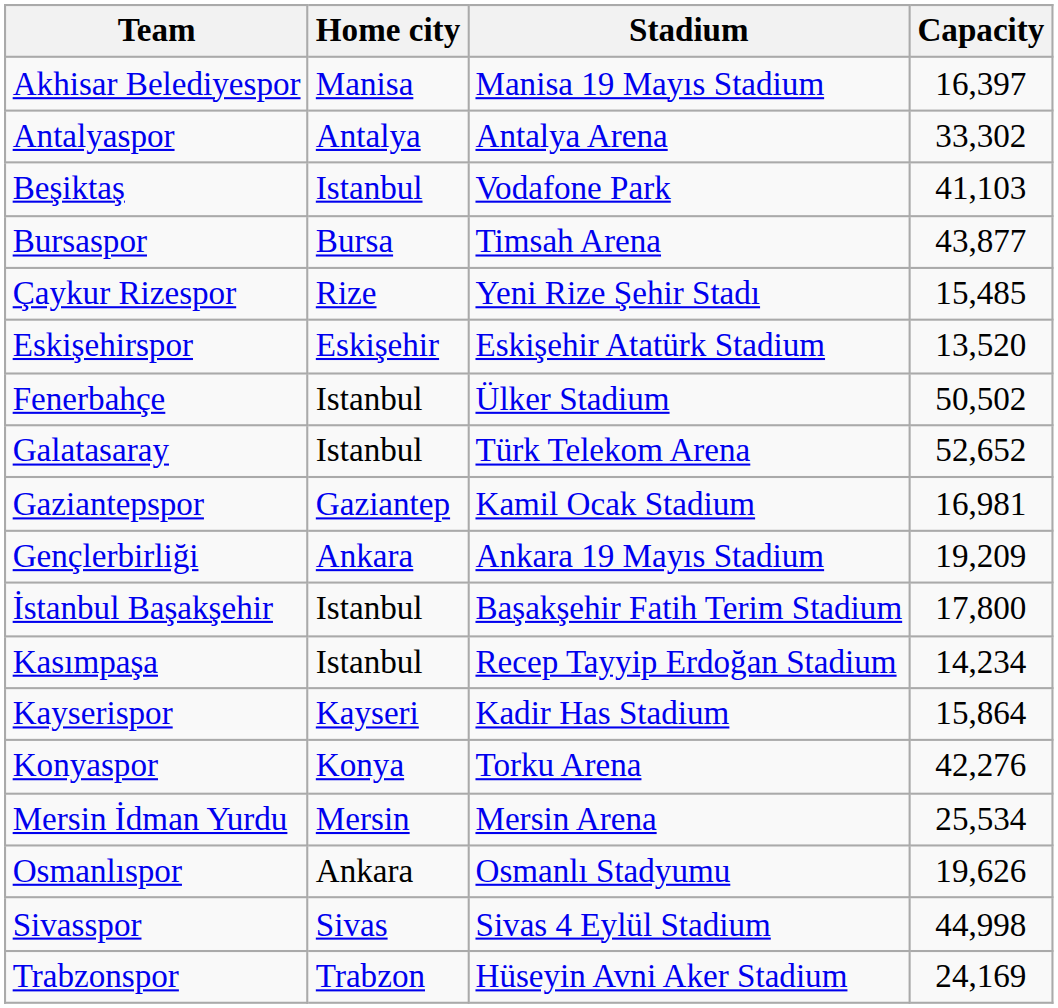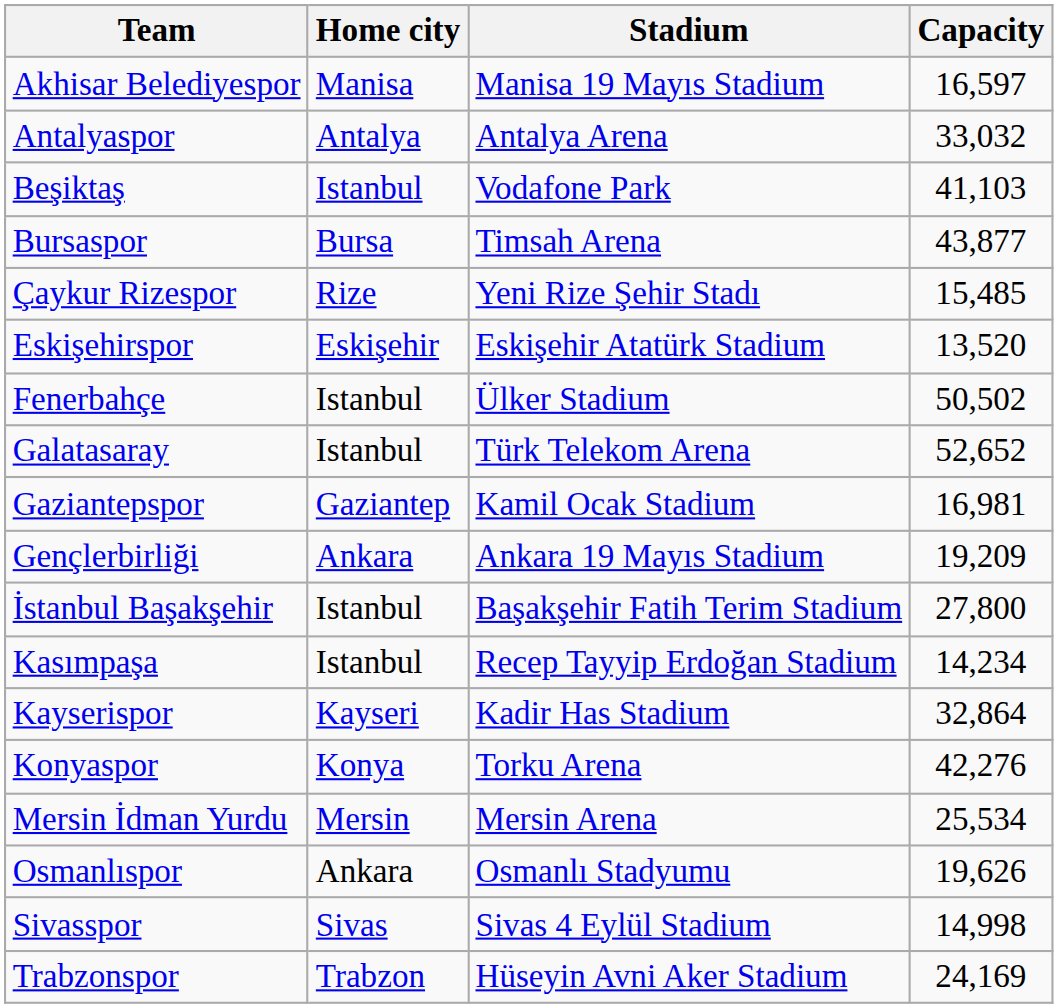(981, 83) 16,397 -> (981, 83) 16,597
(981, 135) 33,302 -> (981, 135) 33,032
(981, 608) 17,800 -> (981, 608) 27,800
(981, 713) 15,864 -> (981, 713) 32,864
(981, 923) 44,998 -> (981, 923) 14,998
